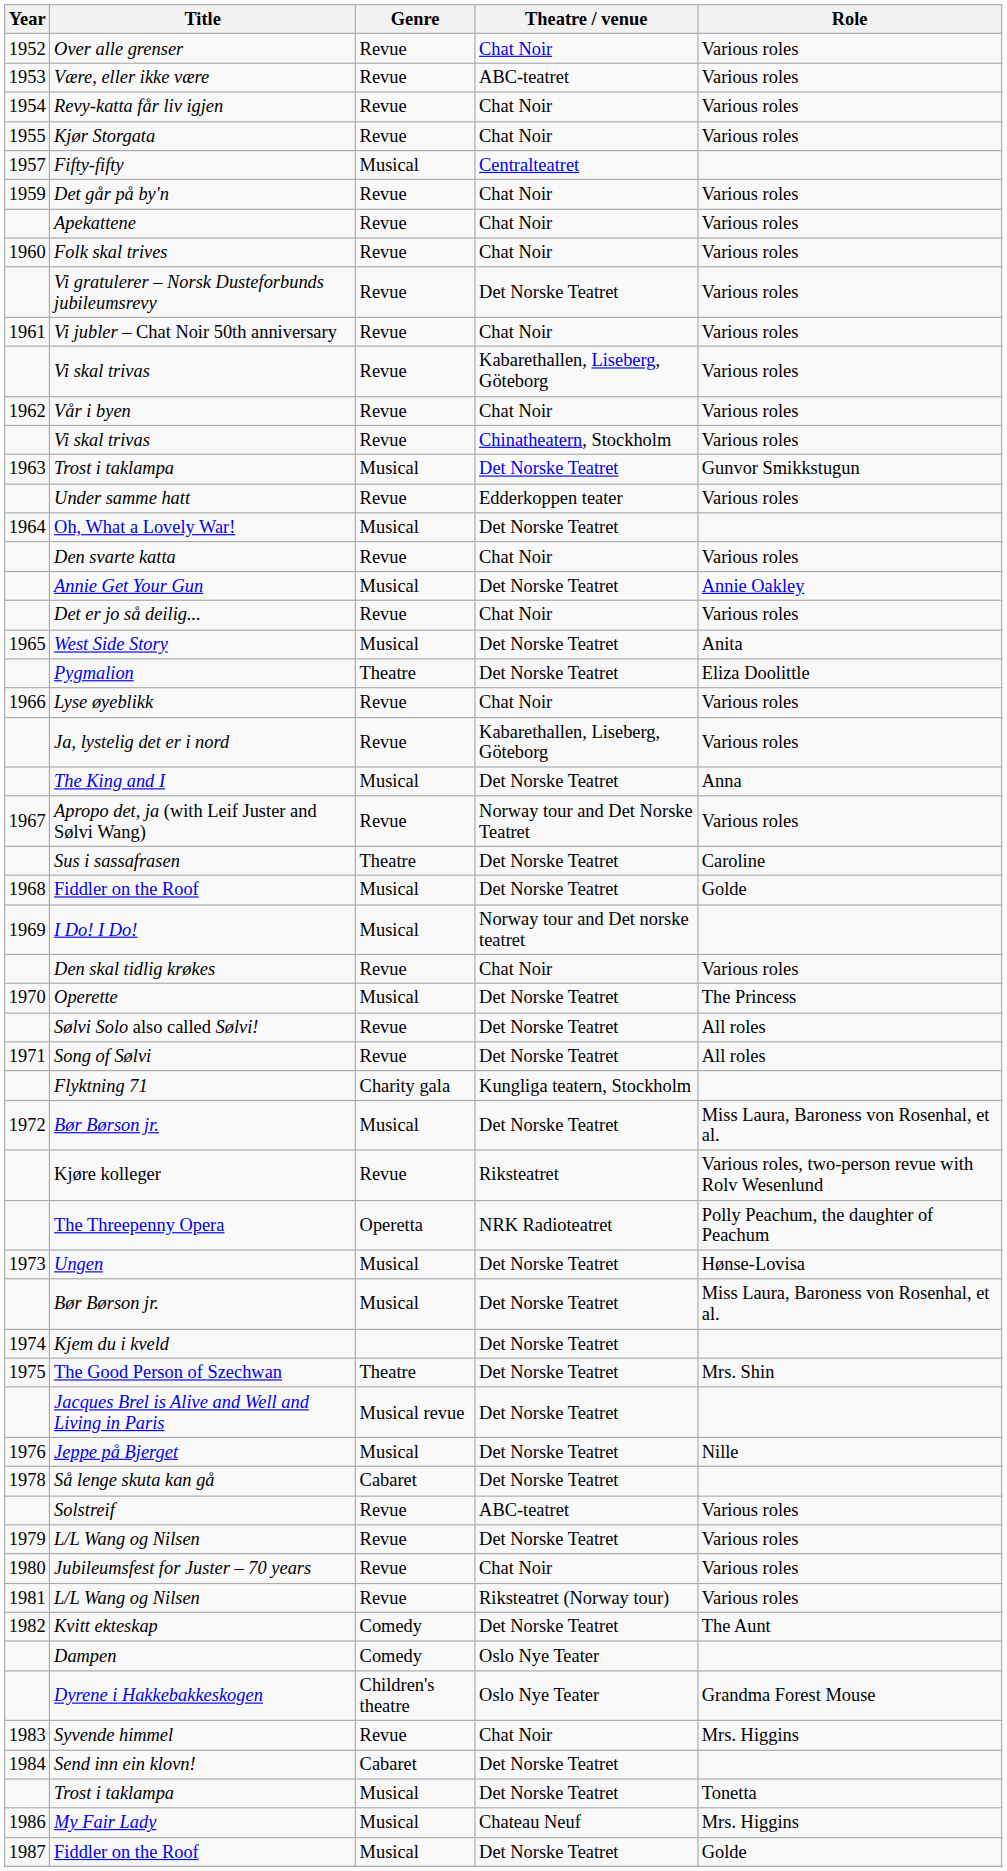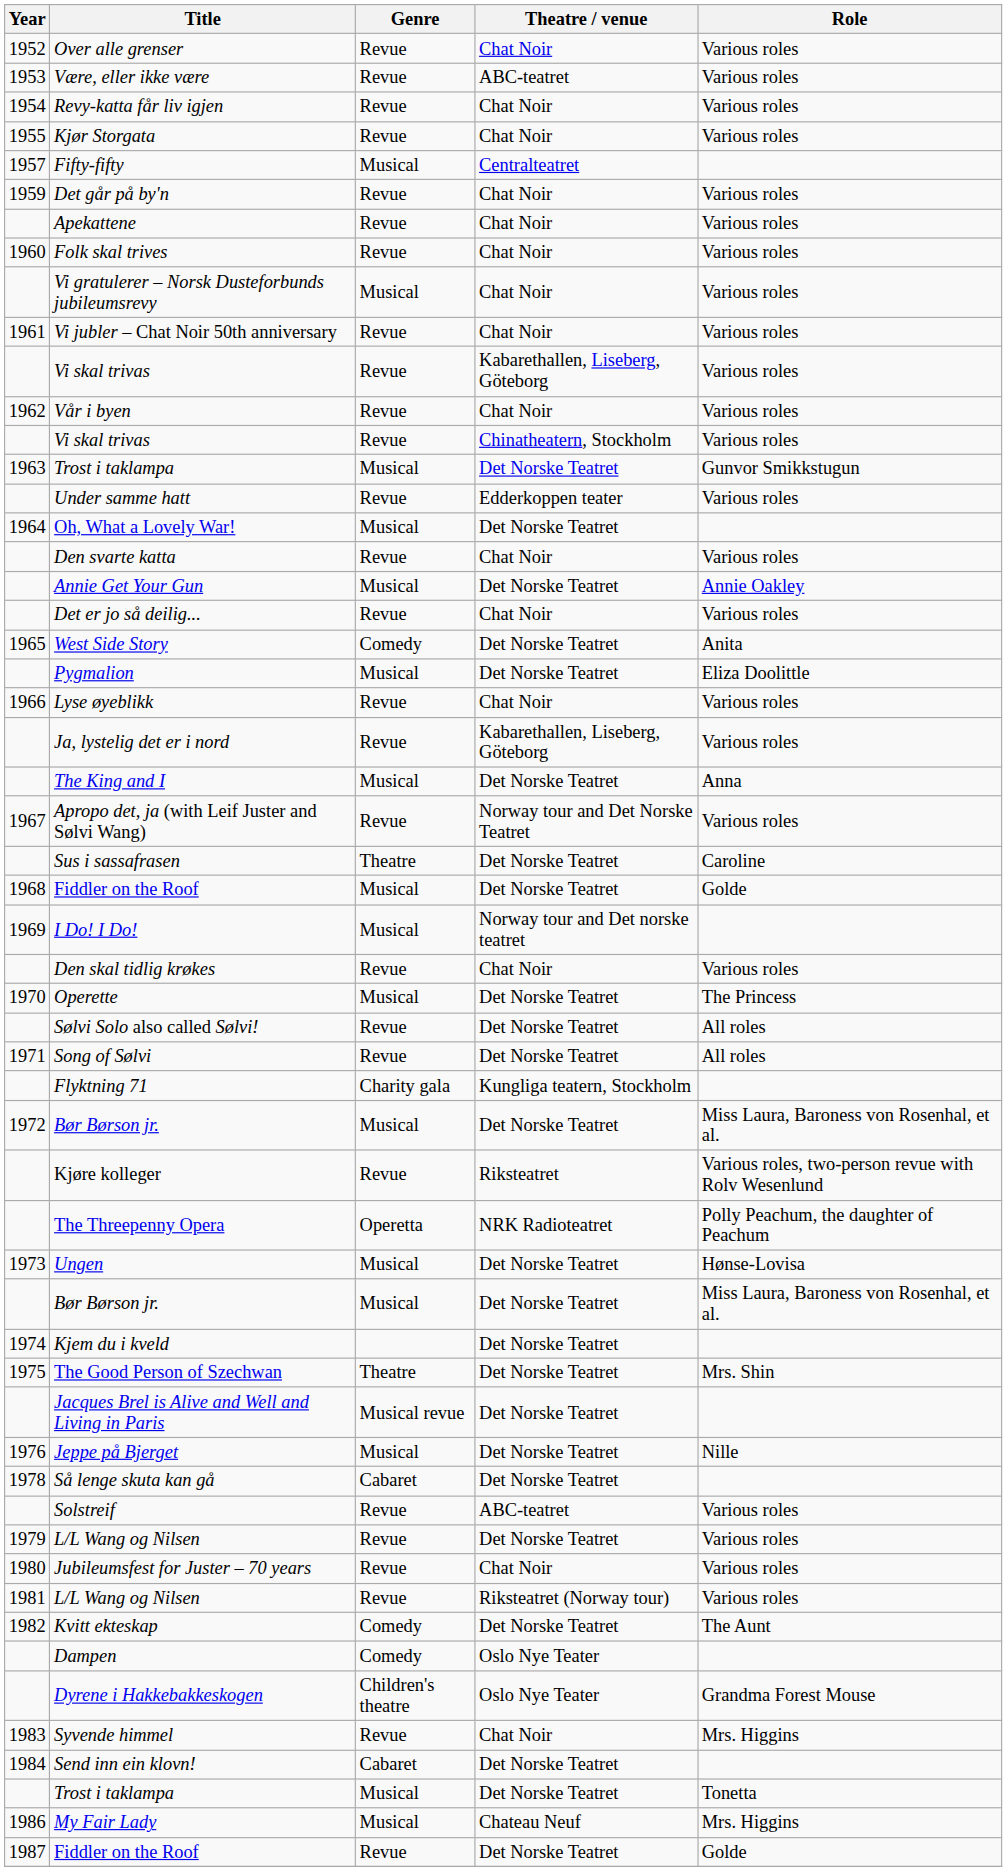(383, 292) Revue -> (389, 292) Musical
(549, 292) Det Norske Teatret -> (516, 292) Chat Noir
(389, 644) Musical -> (391, 644) Comedy
(388, 673) Theatre -> (389, 673) Musical
(389, 1851) Musical -> (383, 1851) Revue
